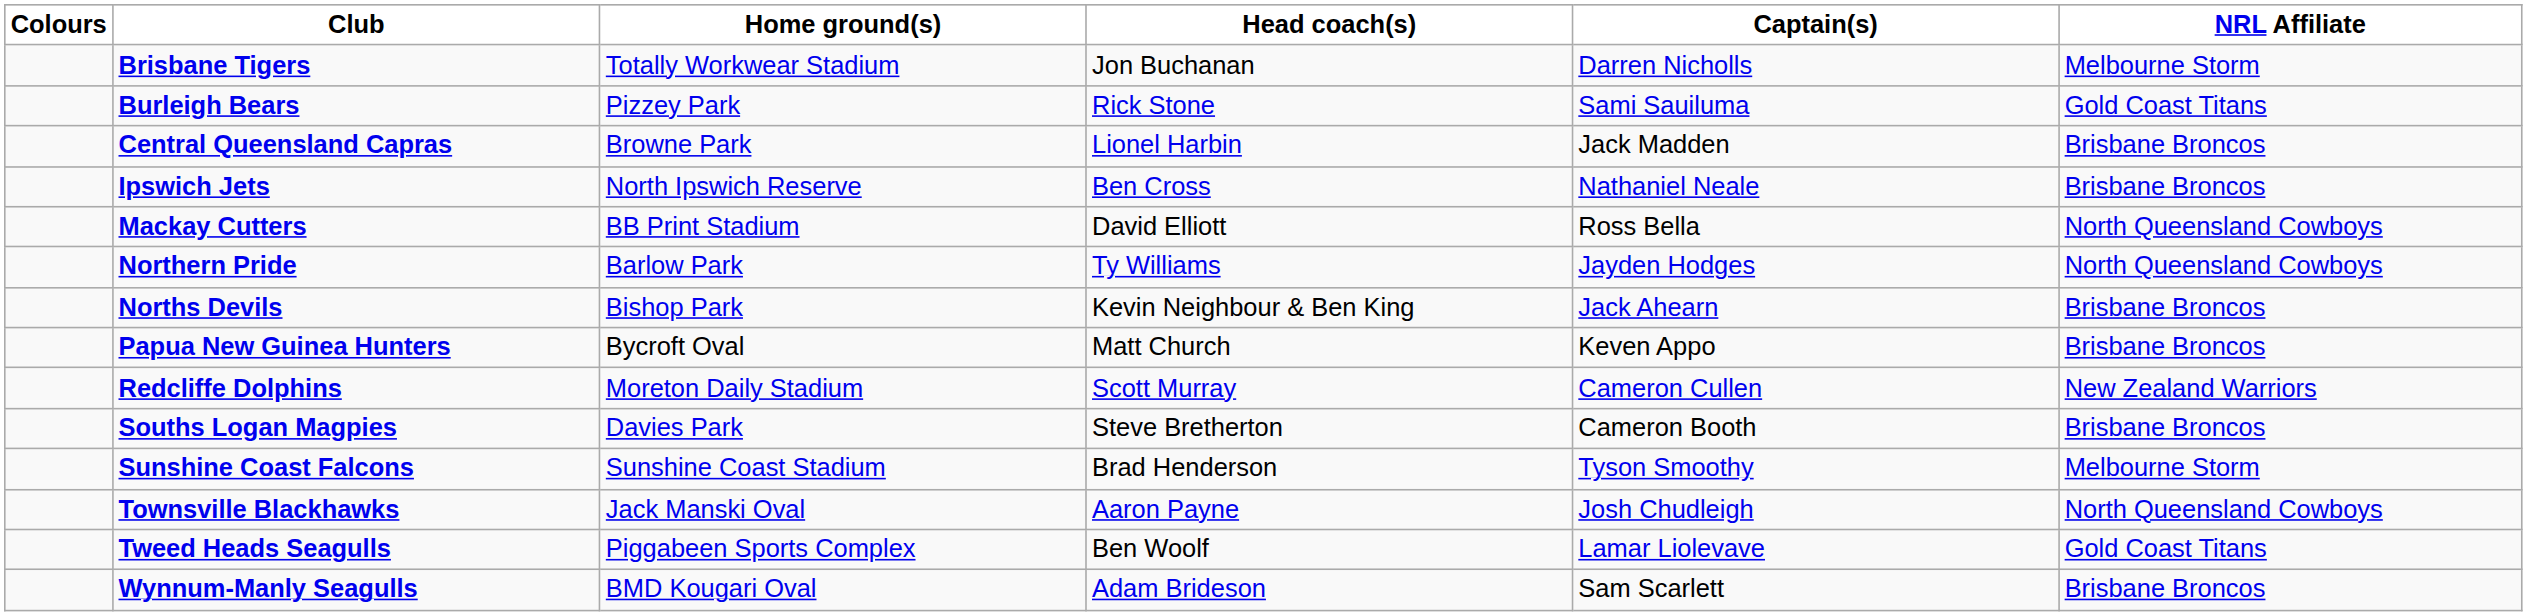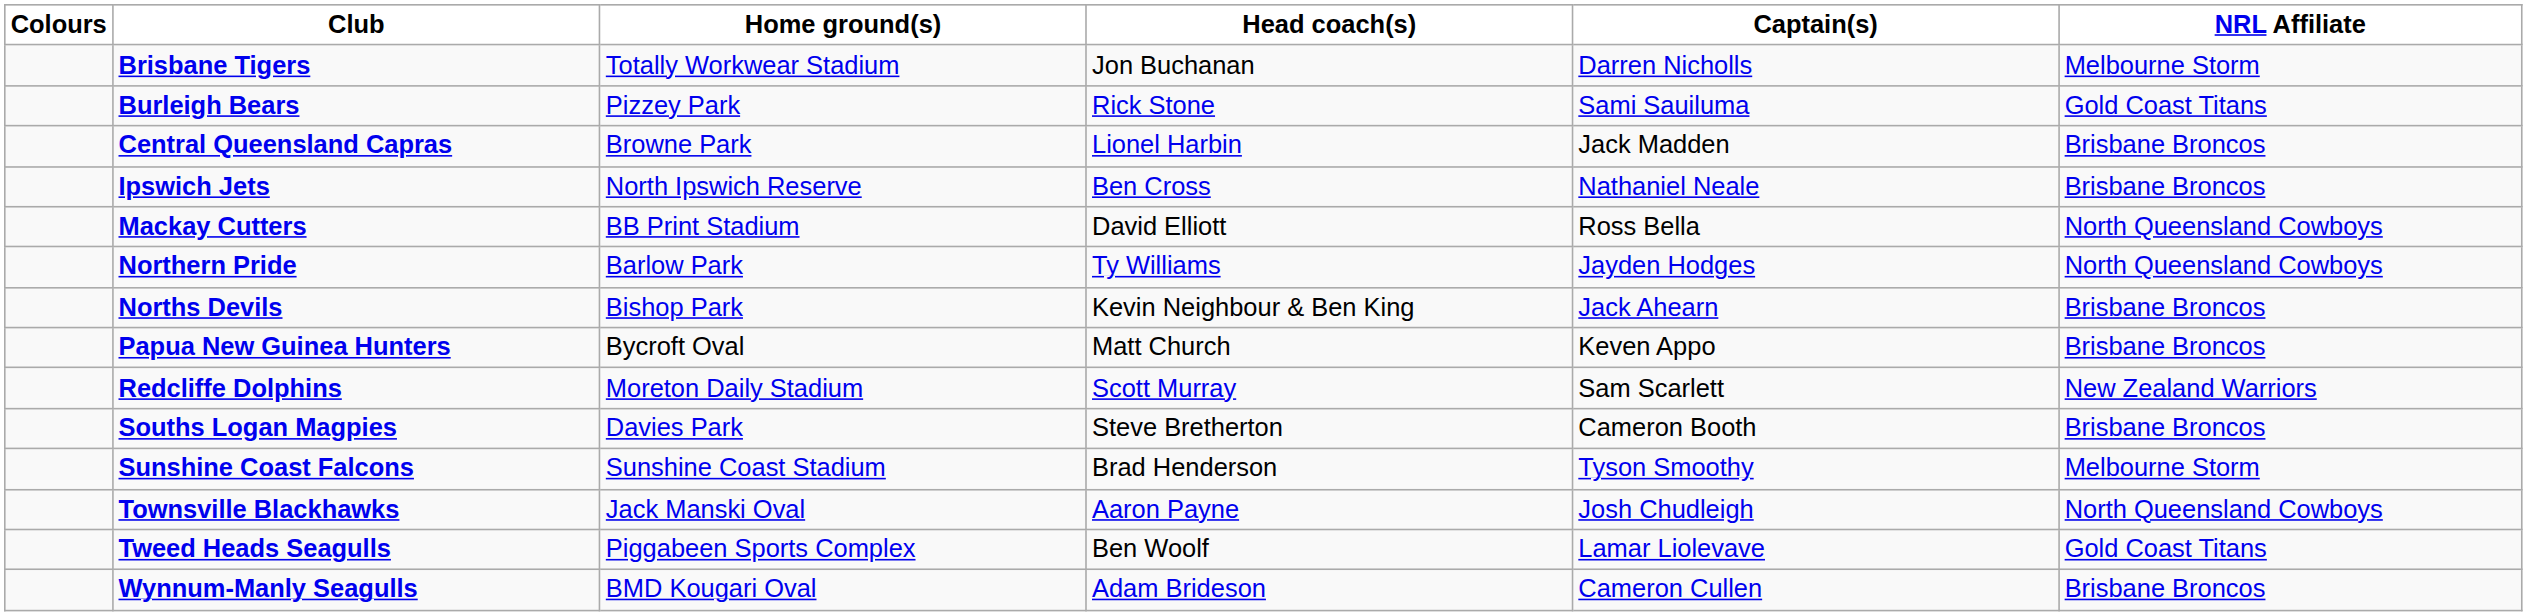(1670, 387) Cameron Cullen -> (1651, 387) Sam Scarlett
(1651, 589) Sam Scarlett -> (1670, 589) Cameron Cullen
